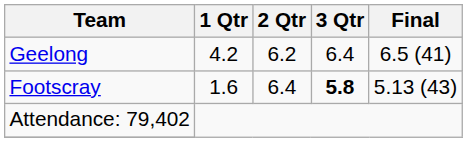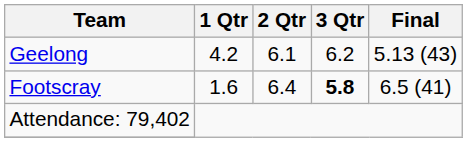(282, 53) 6.2 -> (282, 53) 6.1
(340, 53) 6.4 -> (340, 53) 6.2
(415, 53) 6.5 (41) -> (415, 53) 5.13 (43)
(415, 86) 5.13 (43) -> (415, 86) 6.5 (41)
